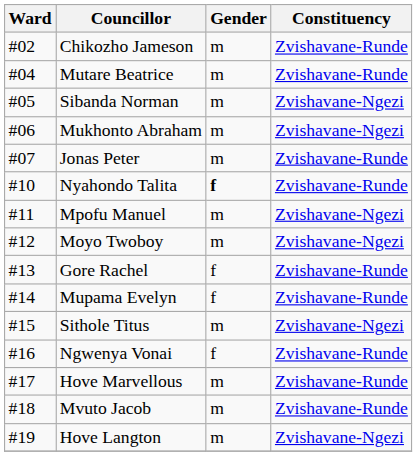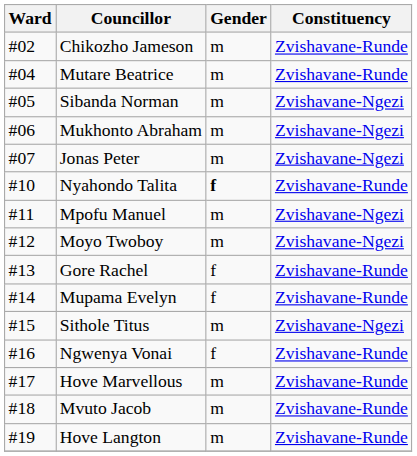(341, 158) Zvishavane-Runde -> (339, 158) Zvishavane-Ngezi
(339, 437) Zvishavane-Ngezi -> (341, 437) Zvishavane-Runde
